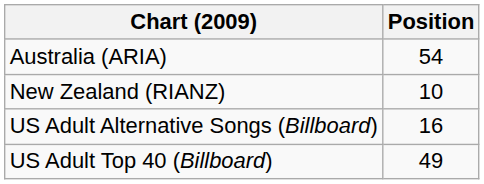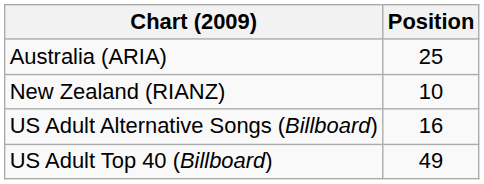(431, 56) 54 -> (431, 56) 25
